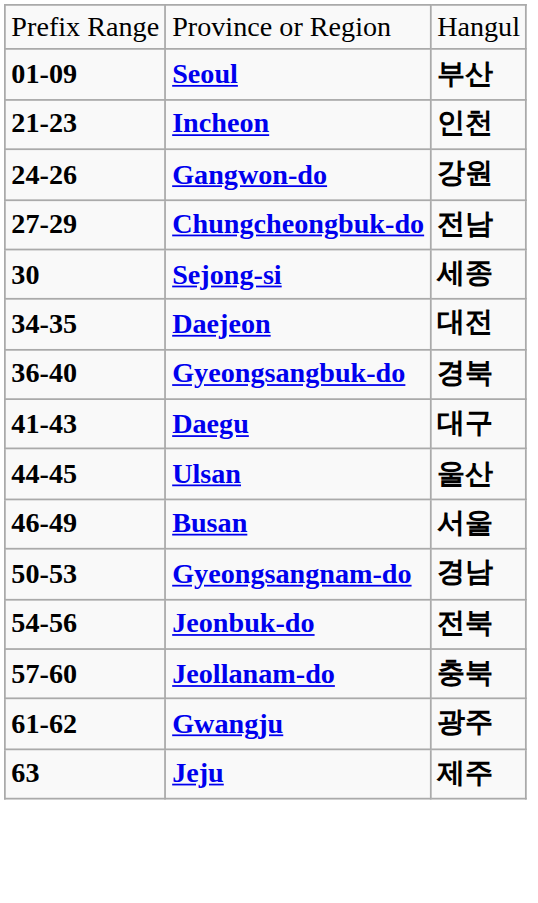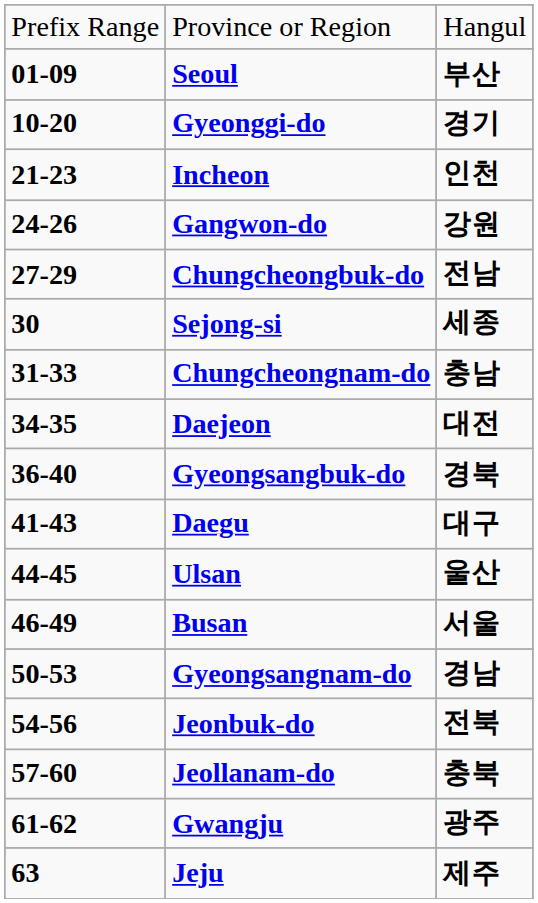+ row: (249, 124)
+ row: (301, 373)
